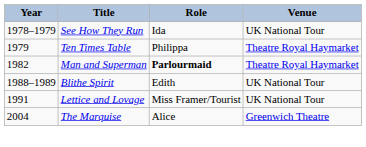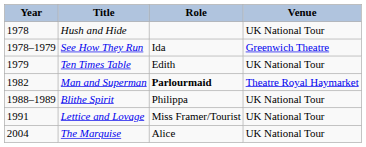+ row: (94, 30)
(285, 30) UK National Tour -> (287, 47) Greenwich Theatre
(170, 47) Philippa -> (163, 64) Edith
(302, 47) Theatre Royal Haymarket -> (285, 64) UK National Tour
(163, 82) Edith -> (170, 99) Philippa
(287, 116) Greenwich Theatre -> (285, 133) UK National Tour
